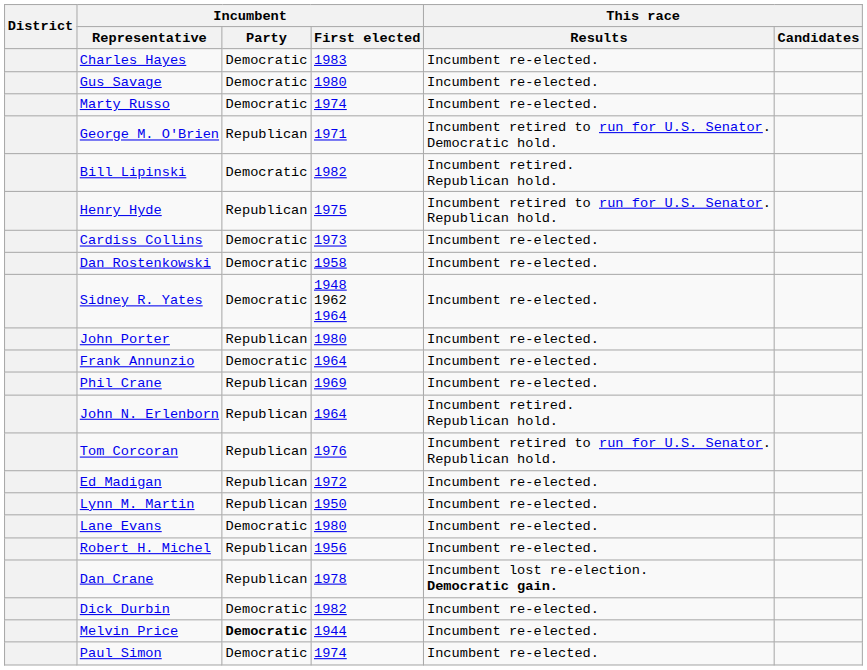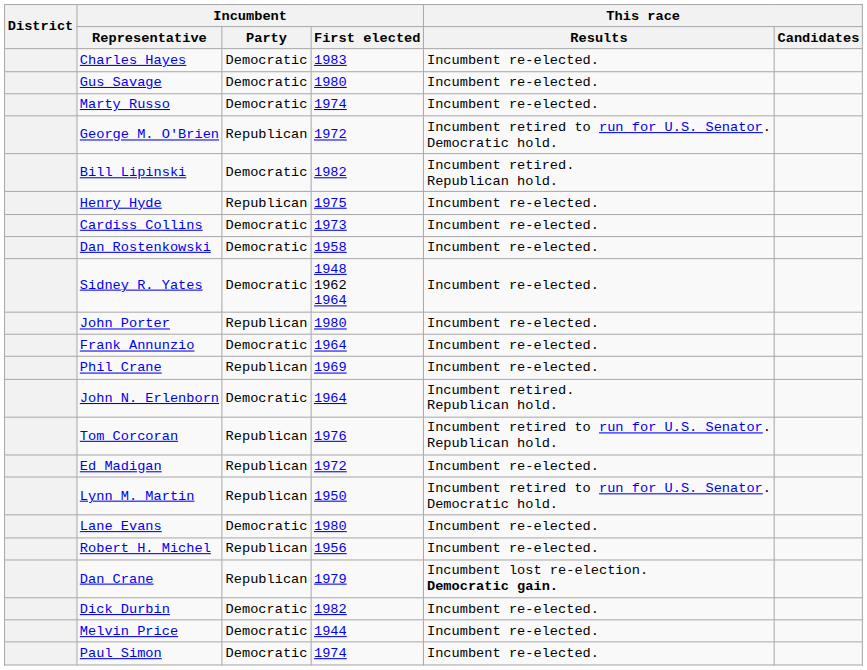(330, 135) 1971 -> (330, 135) 1972
(599, 211) Incumbent retired to run for U.S. Senator. Republican hold. -> (513, 203) Incumbent re-elected.
(267, 414) Republican -> (267, 398) Democratic
(513, 504) Incumbent re-elected. -> (599, 496) Incumbent retired to run for U.S. Senator. Democratic hold.
(330, 579) 1978 -> (330, 579) 1979
(267, 631) bold -> (267, 631) normal
